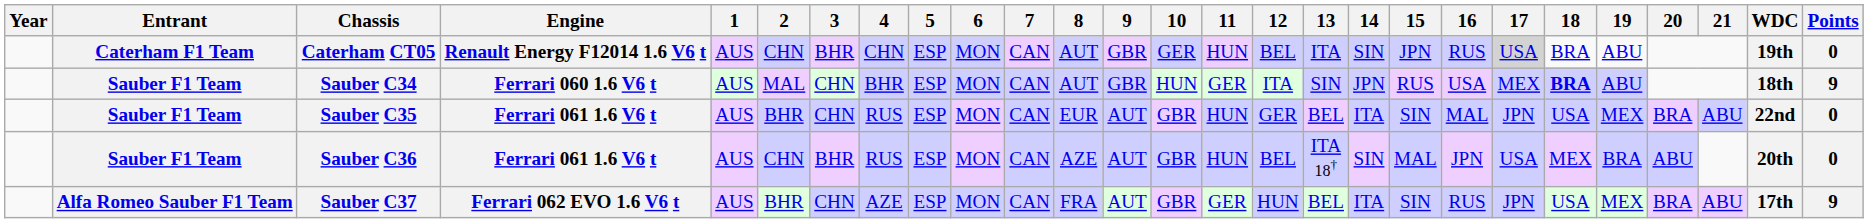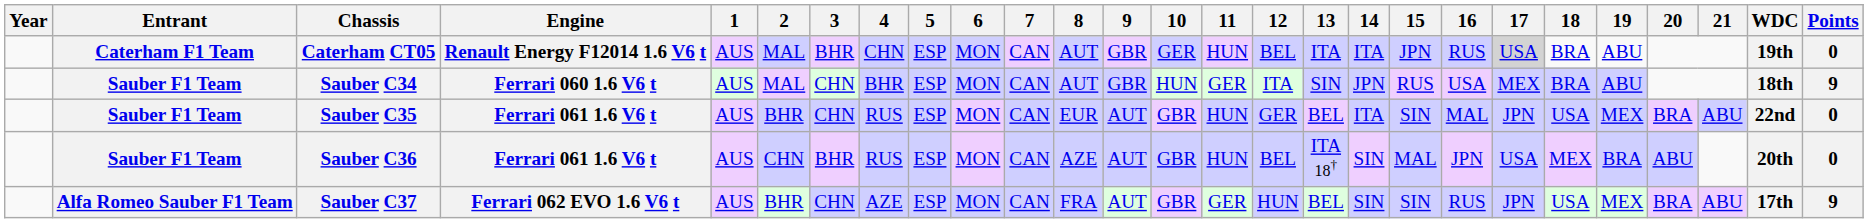(784, 51) CHN -> (784, 51) MAL
(1369, 51) SIN -> (1369, 51) ITA
(1570, 83) bold -> (1570, 83) normal
(1369, 201) ITA -> (1369, 201) SIN
